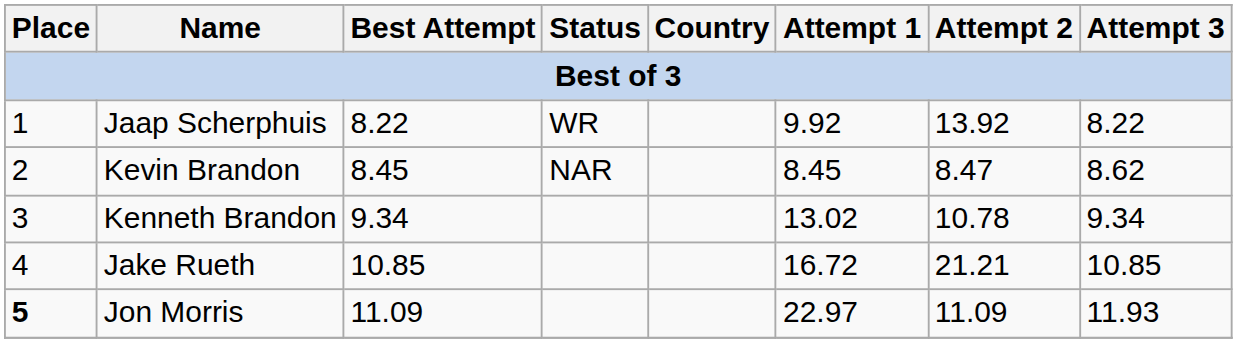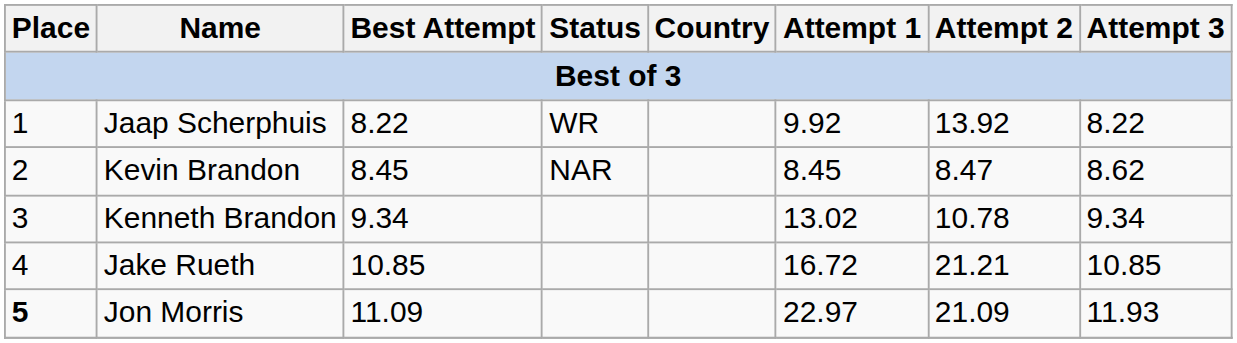(971, 312) 11.09 -> (972, 312) 21.09
